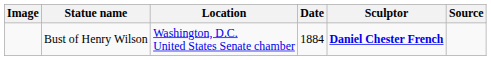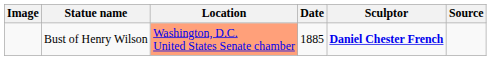(224, 39) no background -> (224, 39) lightsalmon background
(312, 39) 1884 -> (312, 39) 1885
